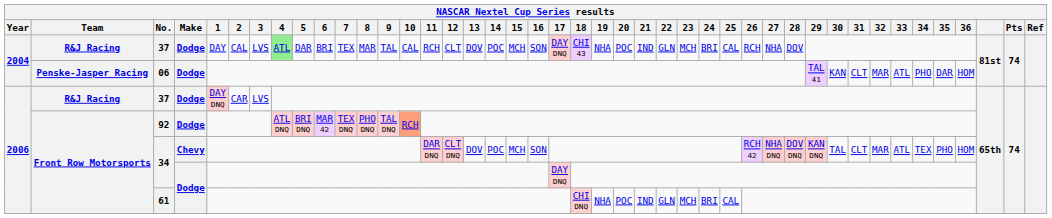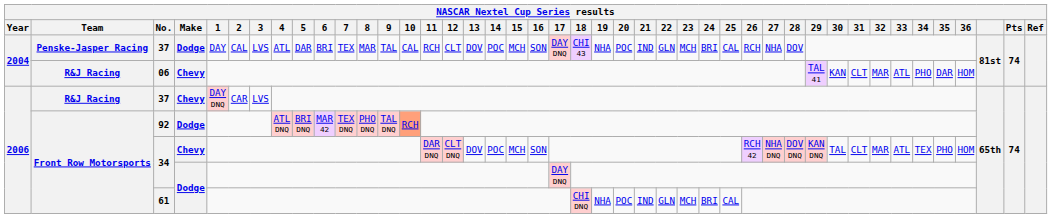(92, 47) R&J Racing -> (92, 47) Penske-Jasper Racing
(282, 47) lightgreen background -> (282, 47) no background
(92, 73) Penske-Jasper Racing -> (92, 73) R&J Racing
(191, 73) Dodge -> (191, 73) Chevy
(191, 98) Dodge -> (191, 98) Chevy
